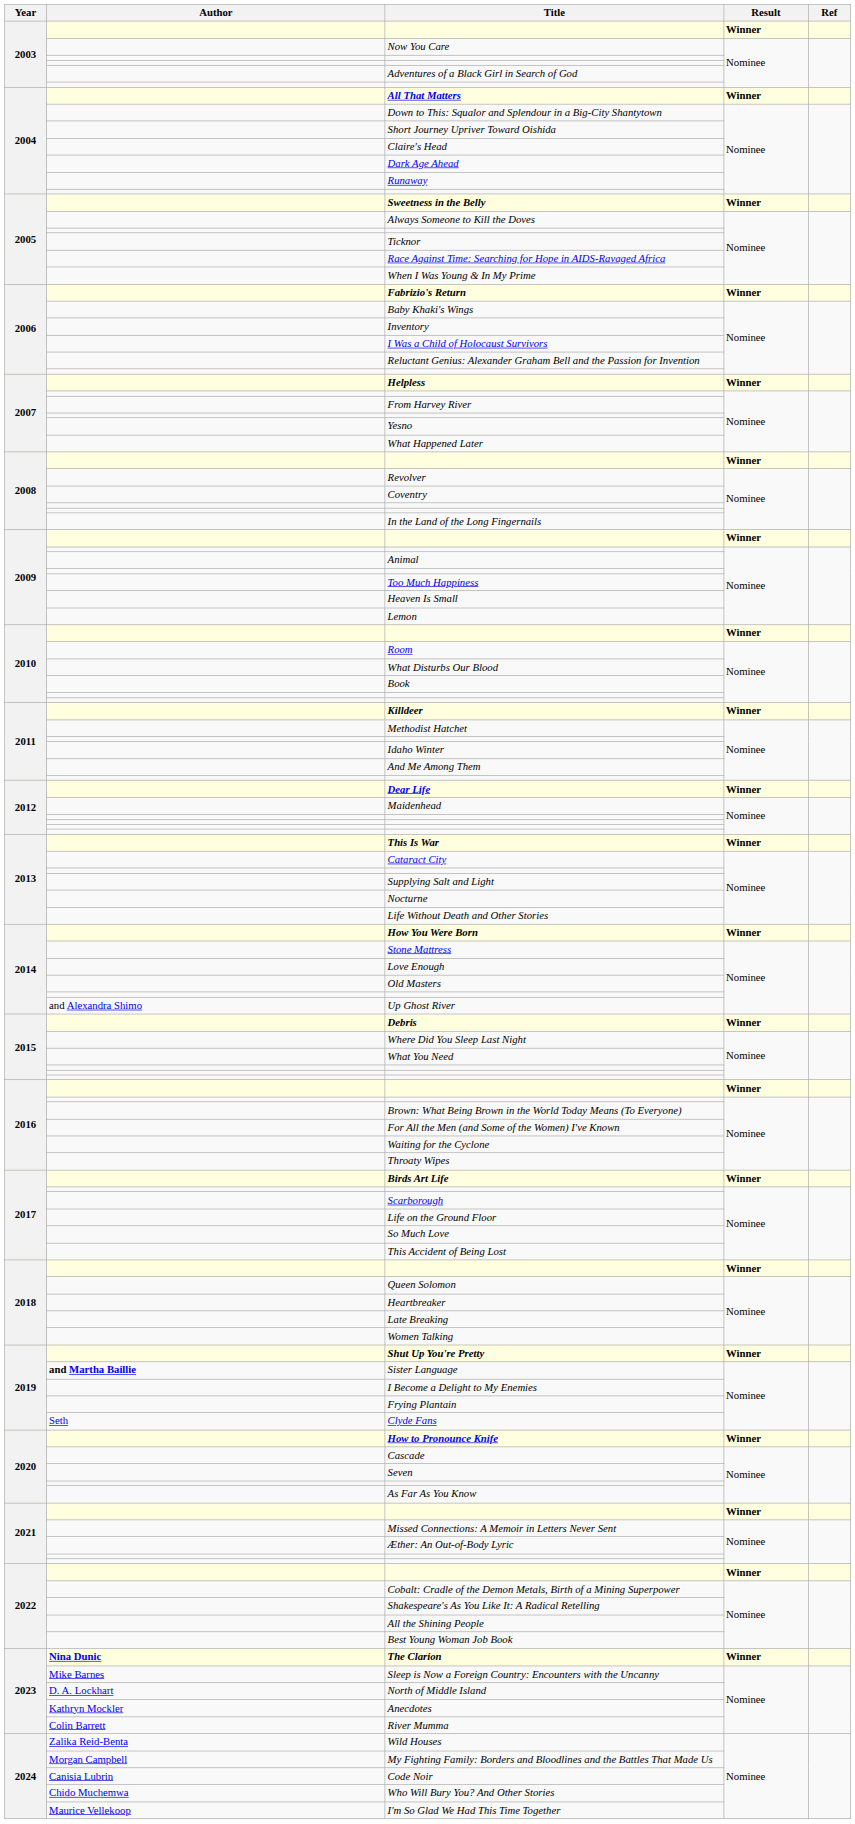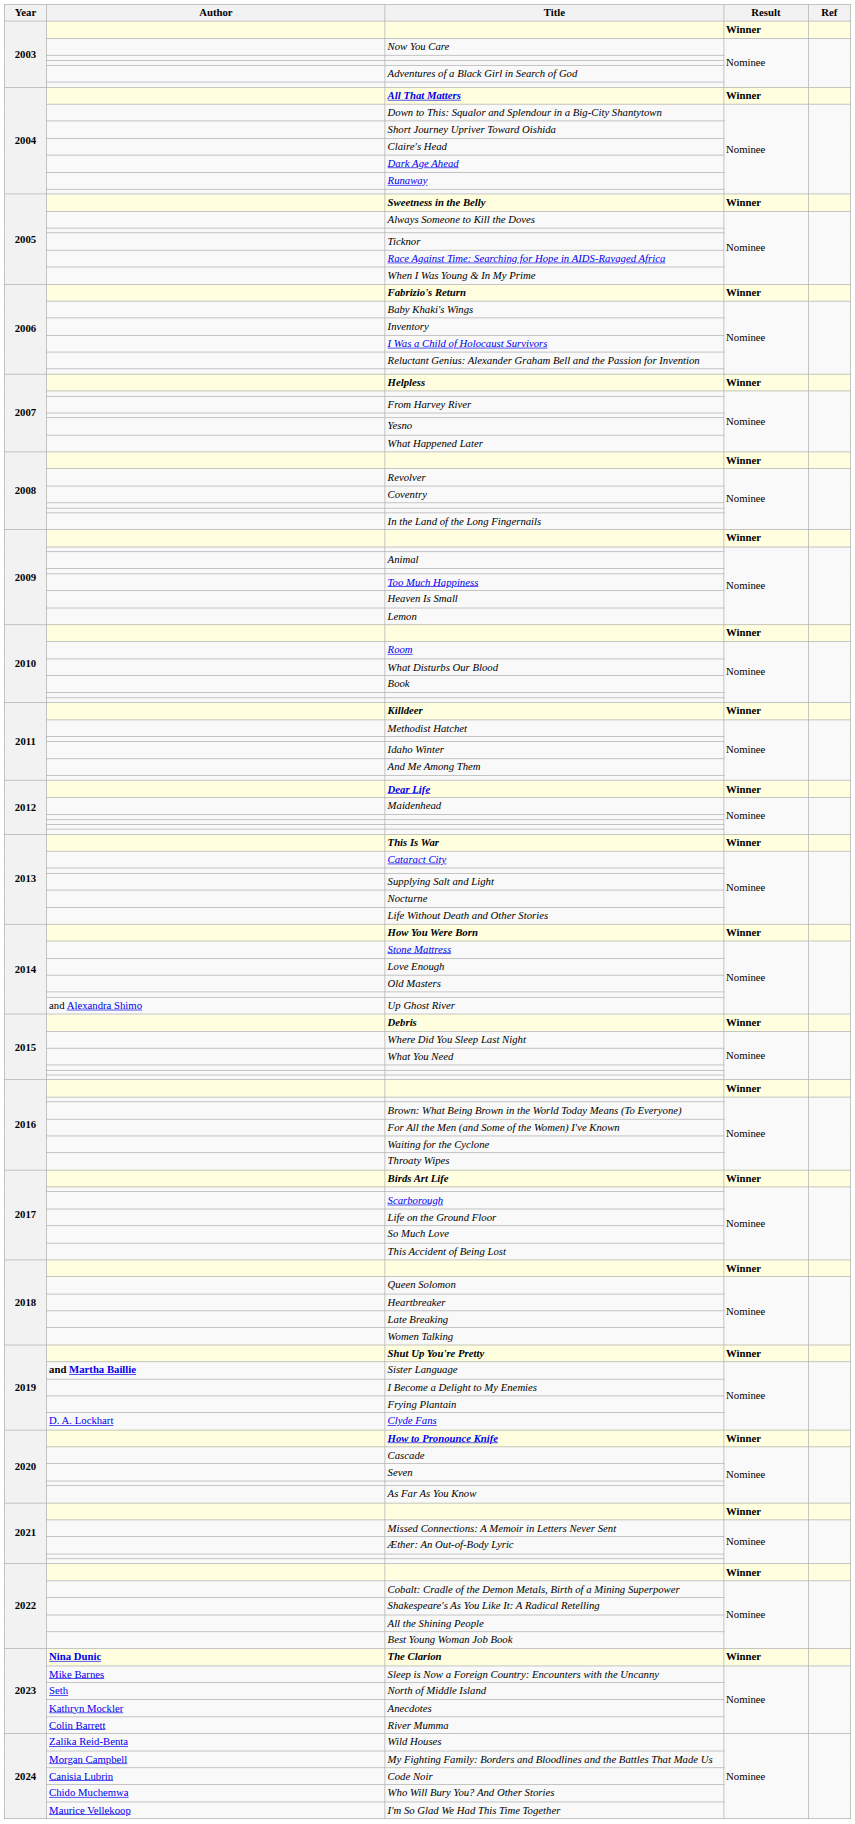(59, 1421) Seth -> (81, 1421) D. A. Lockhart
(81, 1691) D. A. Lockhart -> (59, 1691) Seth
